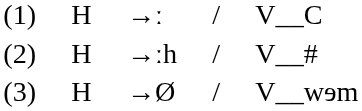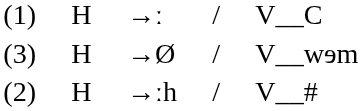rows swapped: (138, 53) <-> (137, 92)
